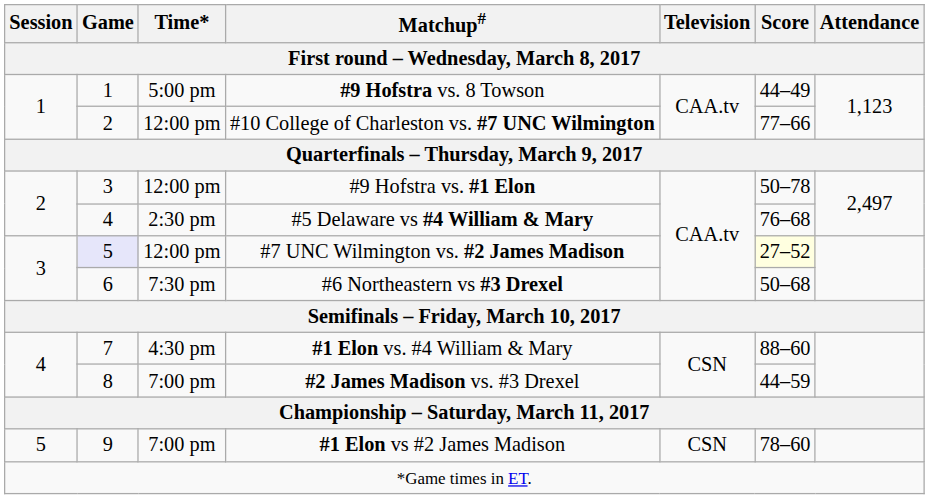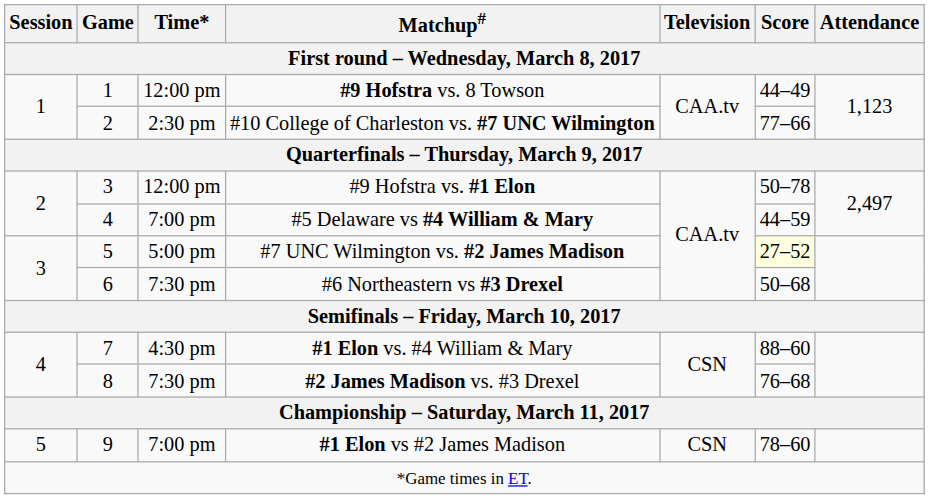(182, 90) 5:00 pm -> (182, 90) 12:00 pm
(182, 122) 12:00 pm -> (182, 122) 2:30 pm
(182, 219) 2:30 pm -> (182, 219) 7:00 pm
(785, 219) 76–68 -> (785, 219) 44–59
(108, 251) lavender background -> (108, 251) no background
(182, 251) 12:00 pm -> (182, 251) 5:00 pm
(182, 380) 7:00 pm -> (182, 380) 7:30 pm
(785, 380) 44–59 -> (785, 380) 76–68
